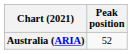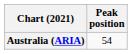(107, 40) 52 -> (107, 40) 54
